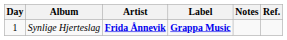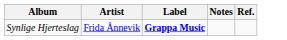- column: (15, 12)
(135, 27) bold -> (112, 27) normal
